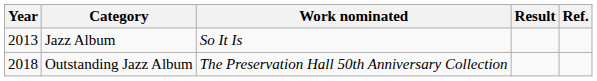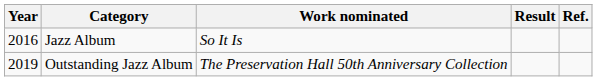(23, 40) 2013 -> (23, 40) 2016
(23, 64) 2018 -> (23, 64) 2019
